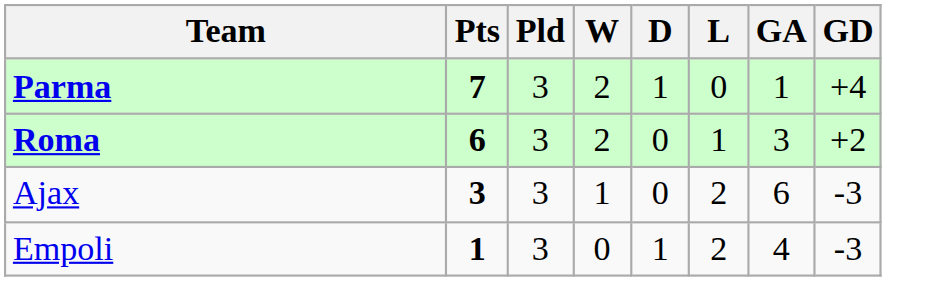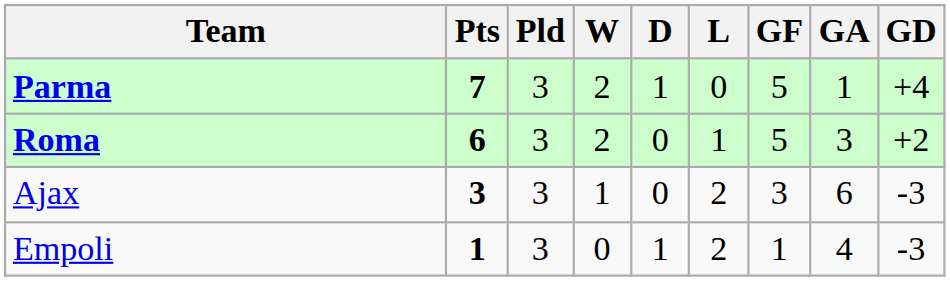+ column: (779, 31)
